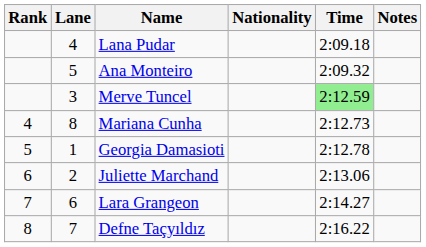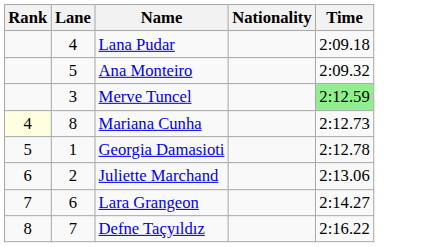- column: (397, 17)
(28, 123) no background -> (28, 123) lightyellow background
